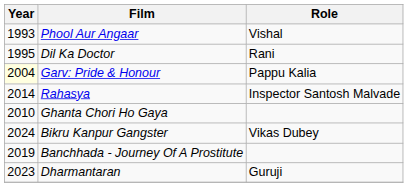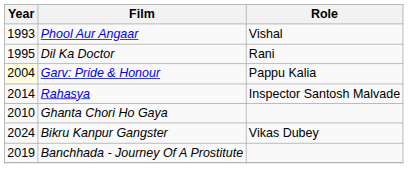- row: (81, 172)
